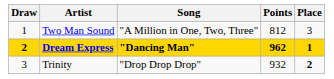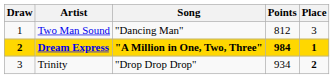(189, 30) "A Million in One, Two, Three" -> (149, 30) "Dancing Man"
(157, 47) "Dancing Man" -> (189, 47) "A Million in One, Two, Three"
(278, 47) 962 -> (282, 47) 984
(278, 64) 932 -> (282, 64) 934
